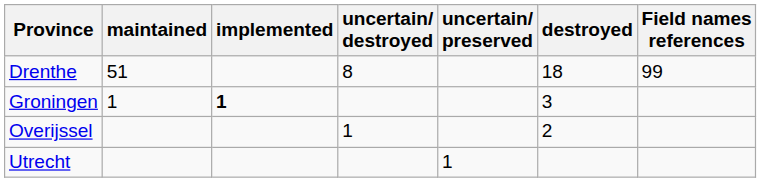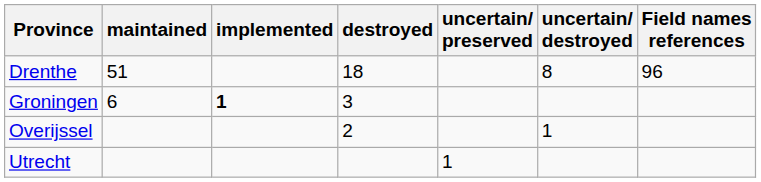columns swapped: (587, 30) <-> (388, 30)
(652, 71) 99 -> (652, 71) 96
(112, 101) 1 -> (112, 101) 6
